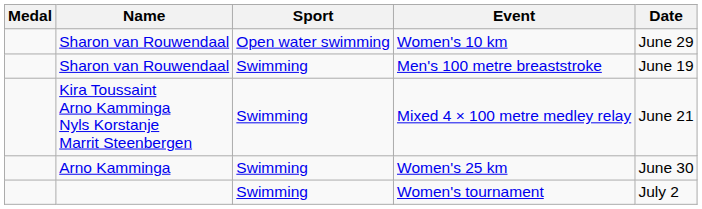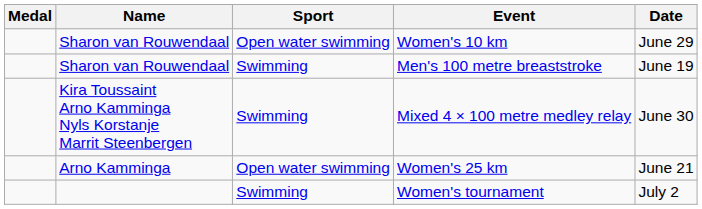(666, 116) June 21 -> (666, 116) June 30
(272, 167) Swimming -> (313, 167) Open water swimming
(666, 167) June 30 -> (666, 167) June 21
